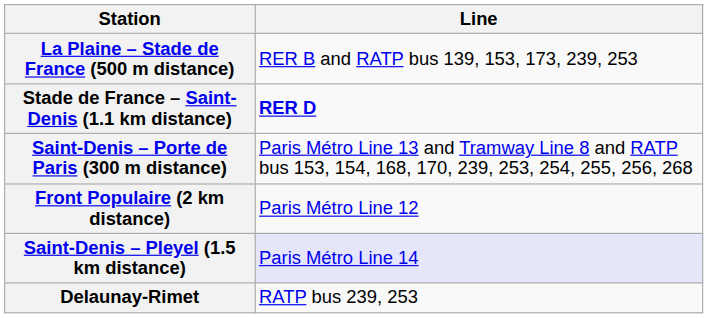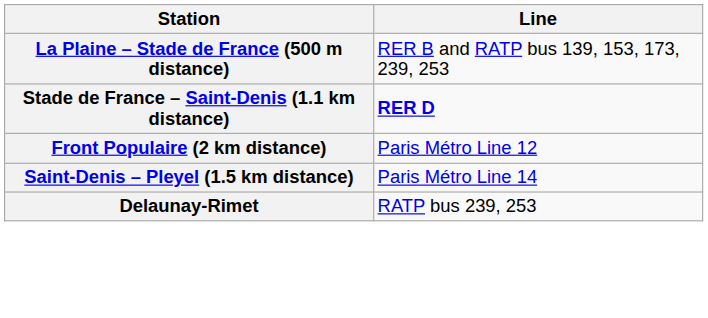- row: (130, 158)
(339, 258) lavender background -> (457, 177) no background
